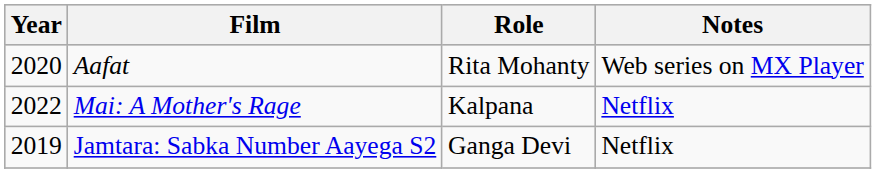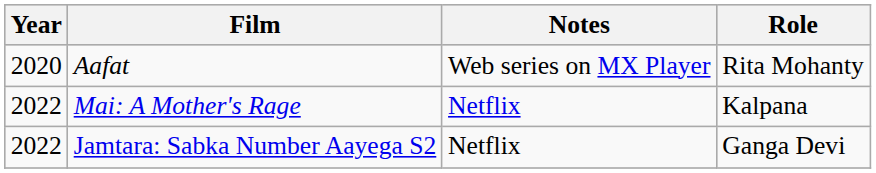columns swapped: (519, 24) <-> (733, 24)
(36, 146) 2019 -> (36, 146) 2022
